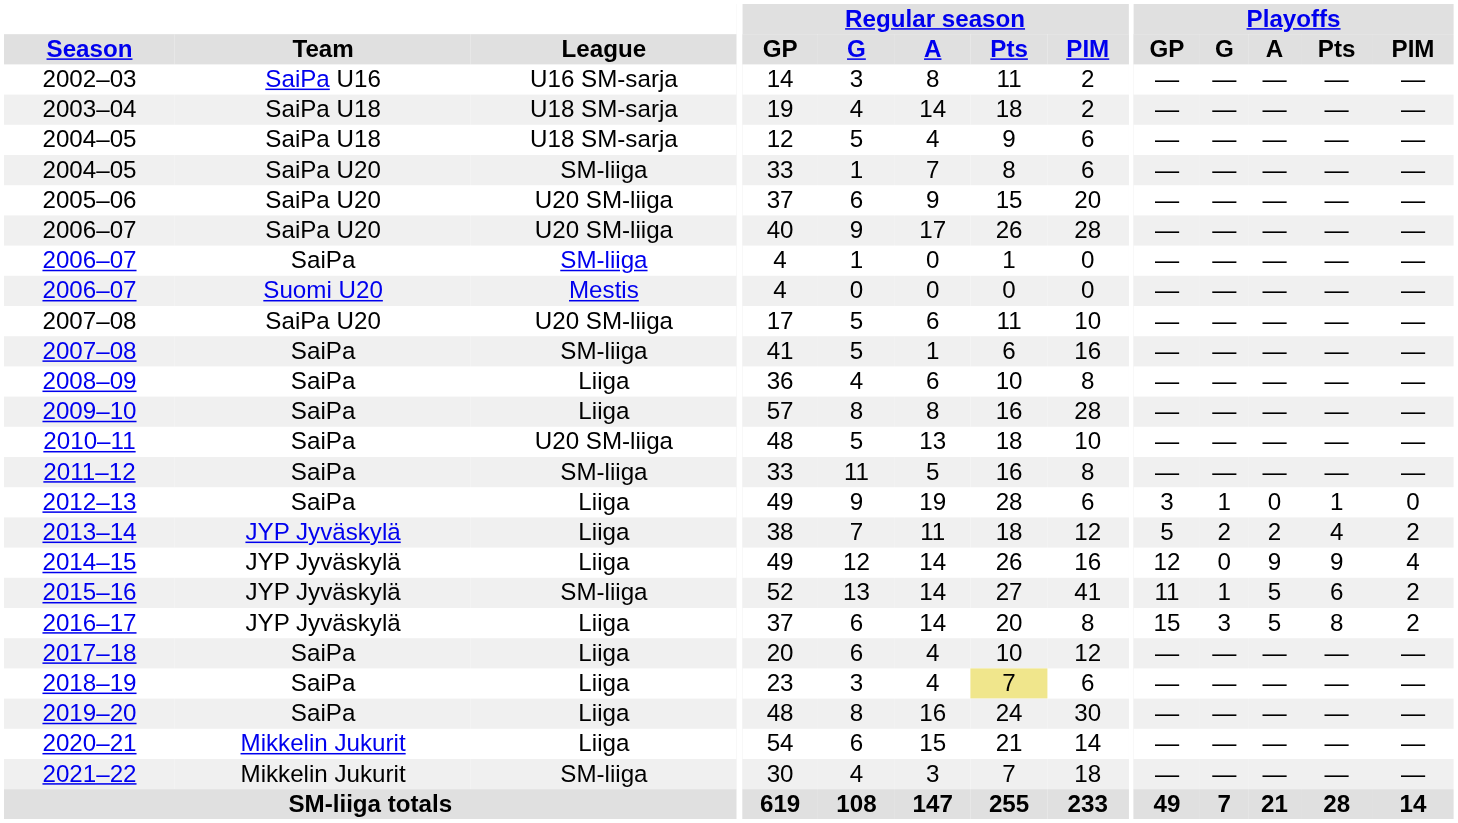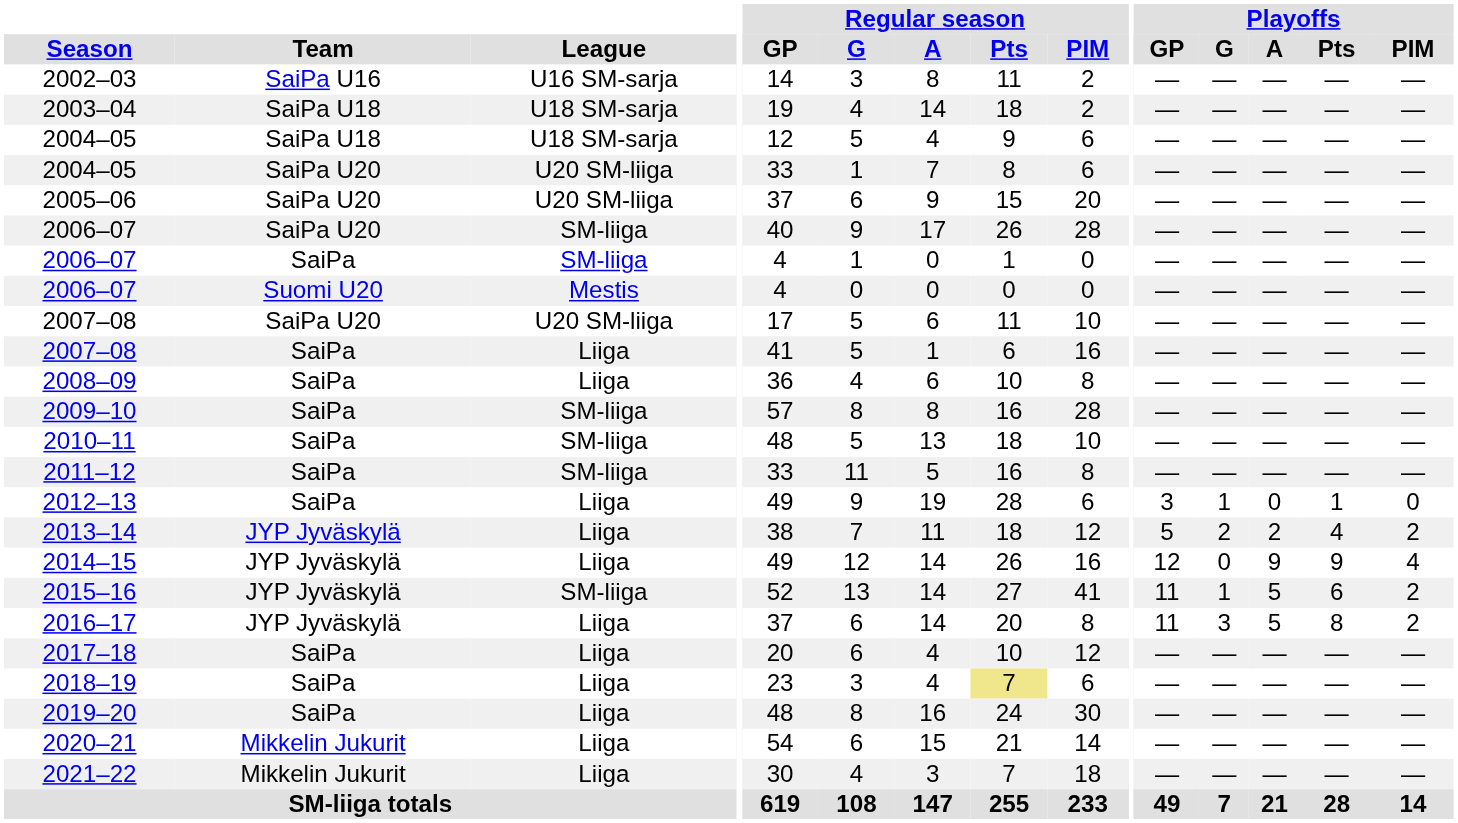(604, 169) SM-liiga -> (604, 169) U20 SM-liiga
(604, 230) U20 SM-liiga -> (604, 230) SM-liiga
(604, 351) SM-liiga -> (604, 351) Liiga
(604, 411) Liiga -> (604, 411) SM-liiga
(604, 441) U20 SM-liiga -> (604, 441) SM-liiga
(1167, 622) 15 -> (1167, 622) 11
(604, 773) SM-liiga -> (604, 773) Liiga
